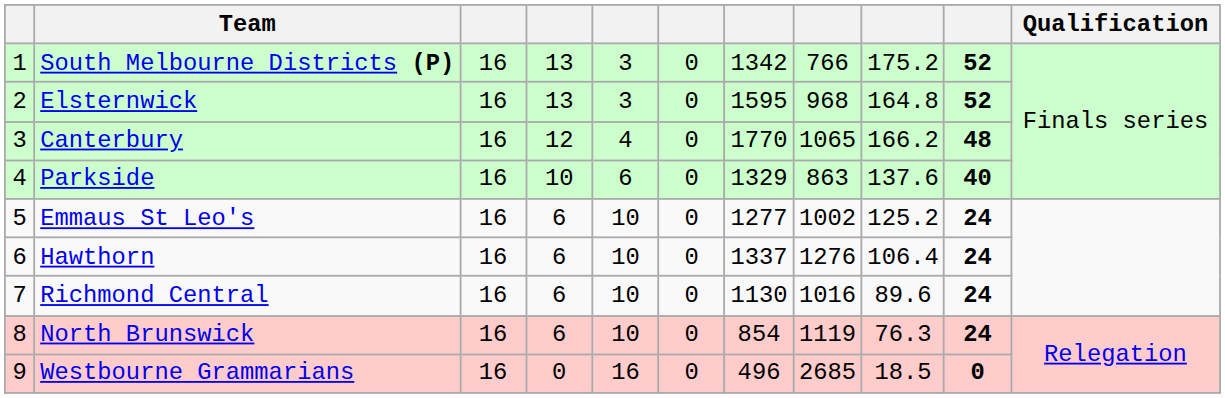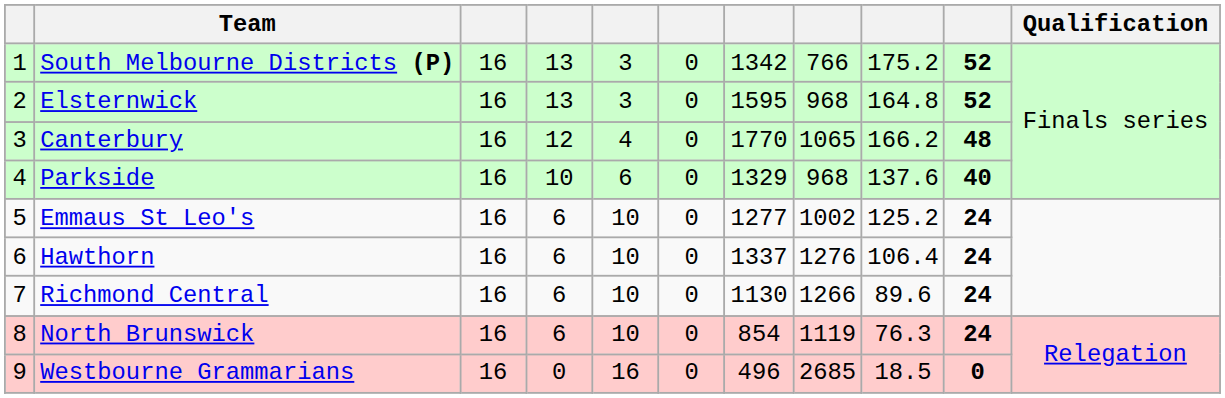(827, 179) 863 -> (827, 179) 968
(827, 296) 1016 -> (827, 296) 1266
